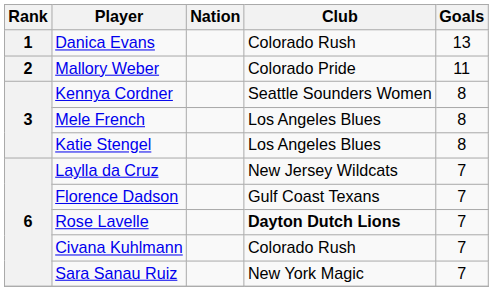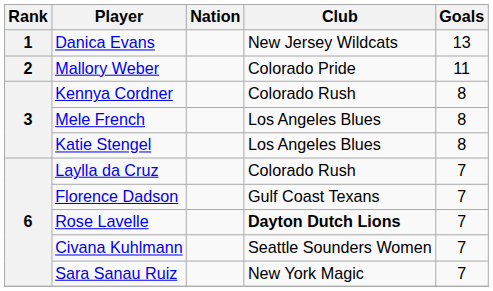(302, 42) Colorado Rush -> (323, 42) New Jersey Wildcats
(340, 94) Seattle Sounders Women -> (302, 94) Colorado Rush
(323, 171) New Jersey Wildcats -> (302, 171) Colorado Rush
(302, 247) Colorado Rush -> (340, 247) Seattle Sounders Women
